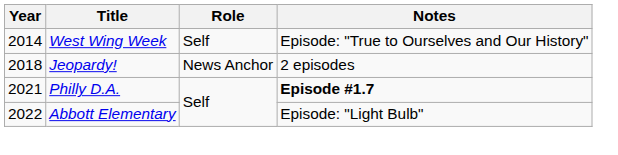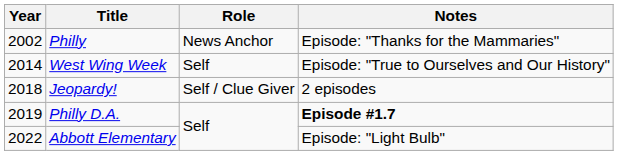+ row: (68, 41)
(228, 65) News Anchor -> (239, 89) Self / Clue Giver
(25, 89) 2021 -> (25, 114) 2019
